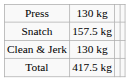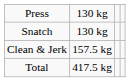(92, 31) 157.5 kg -> (92, 31) 130 kg
(92, 49) 130 kg -> (92, 49) 157.5 kg
